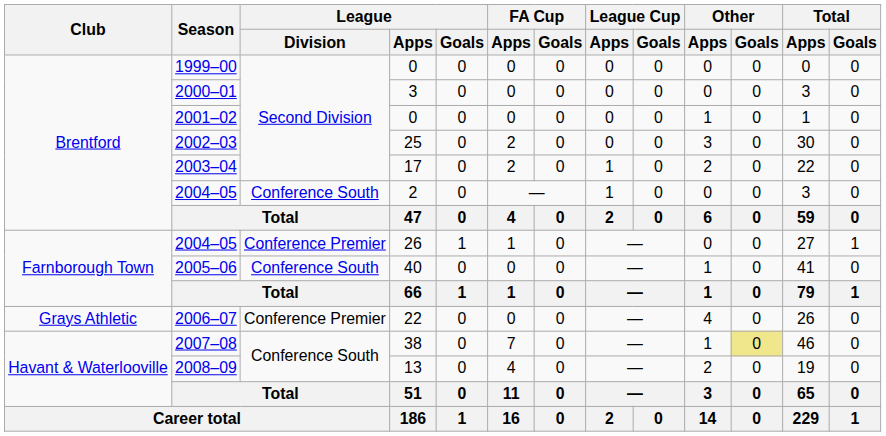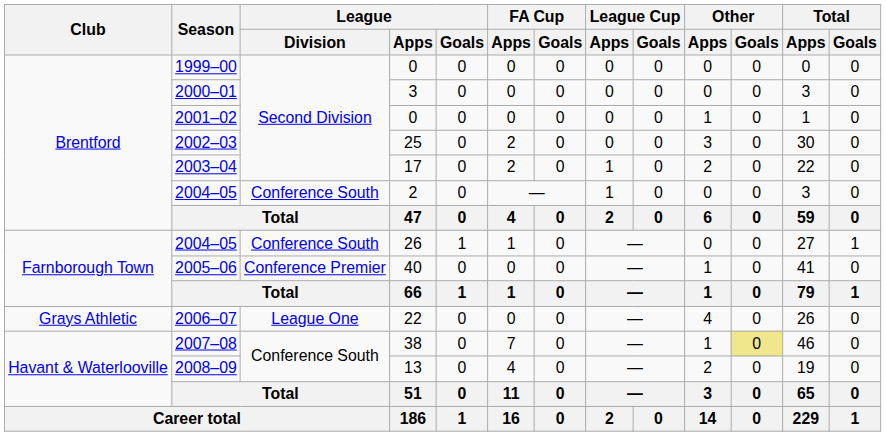(315, 243) Conference Premier -> (315, 243) Conference South
(315, 268) Conference South -> (315, 268) Conference Premier
(315, 318) Conference Premier -> (315, 318) League One
